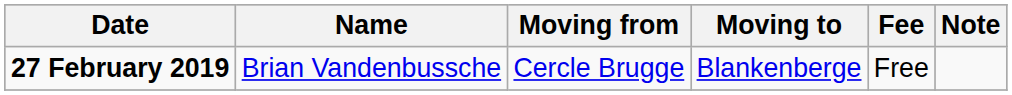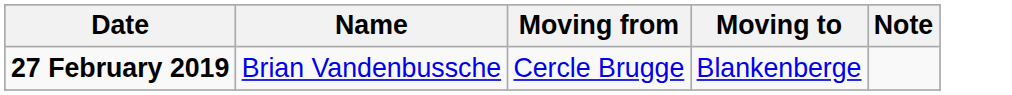- column: (901, 25)
